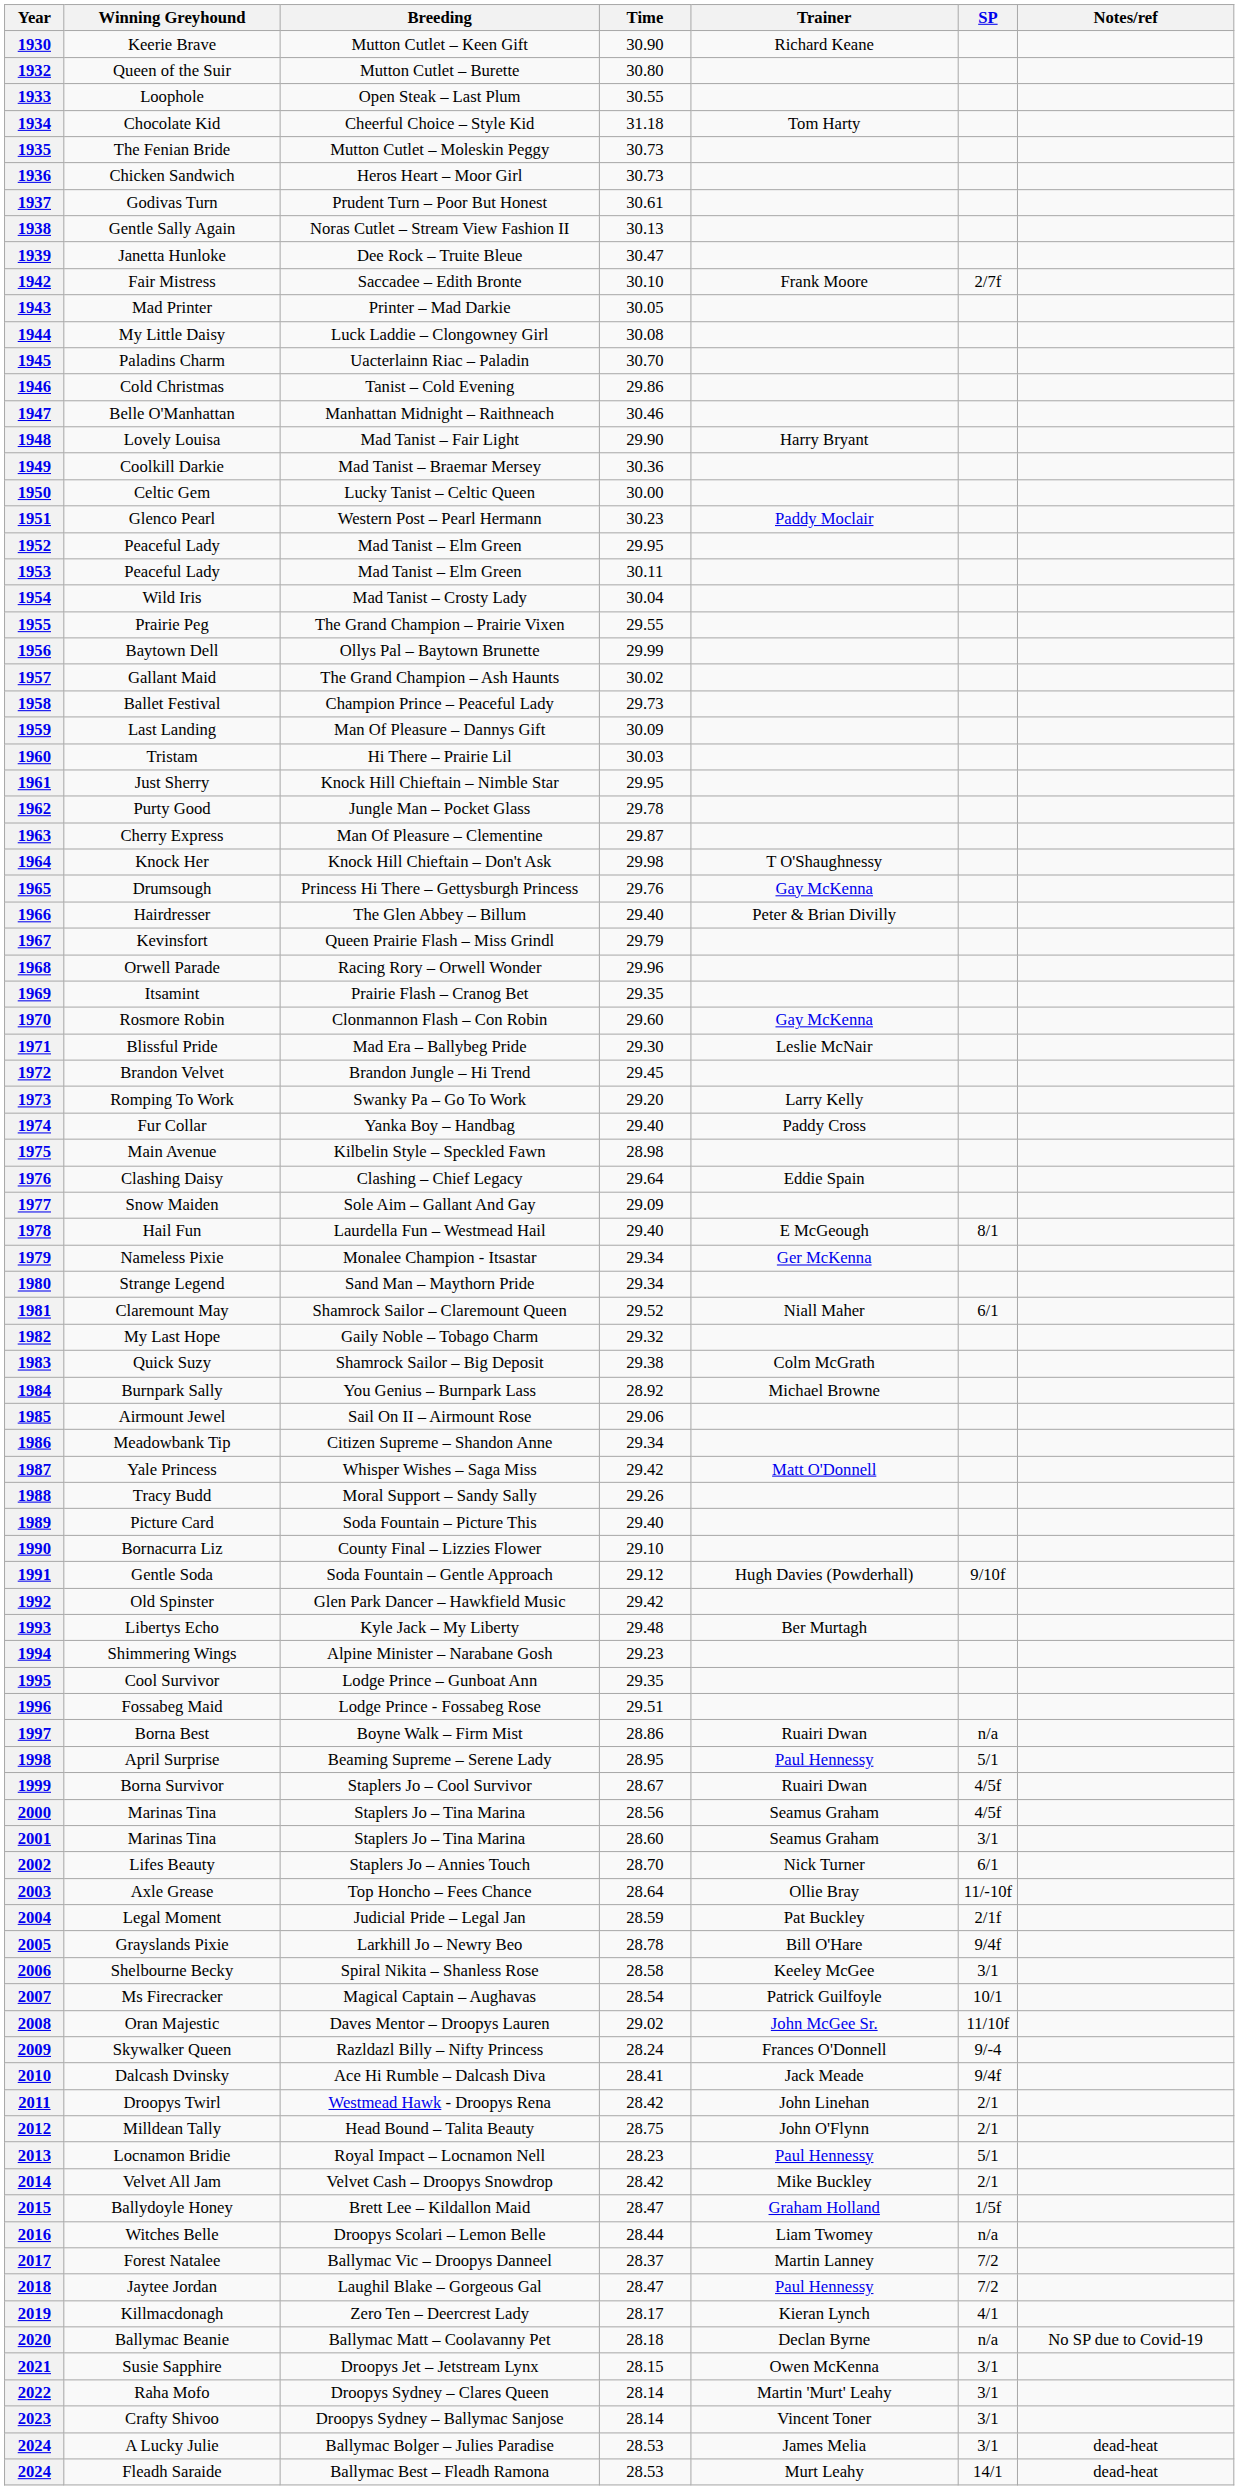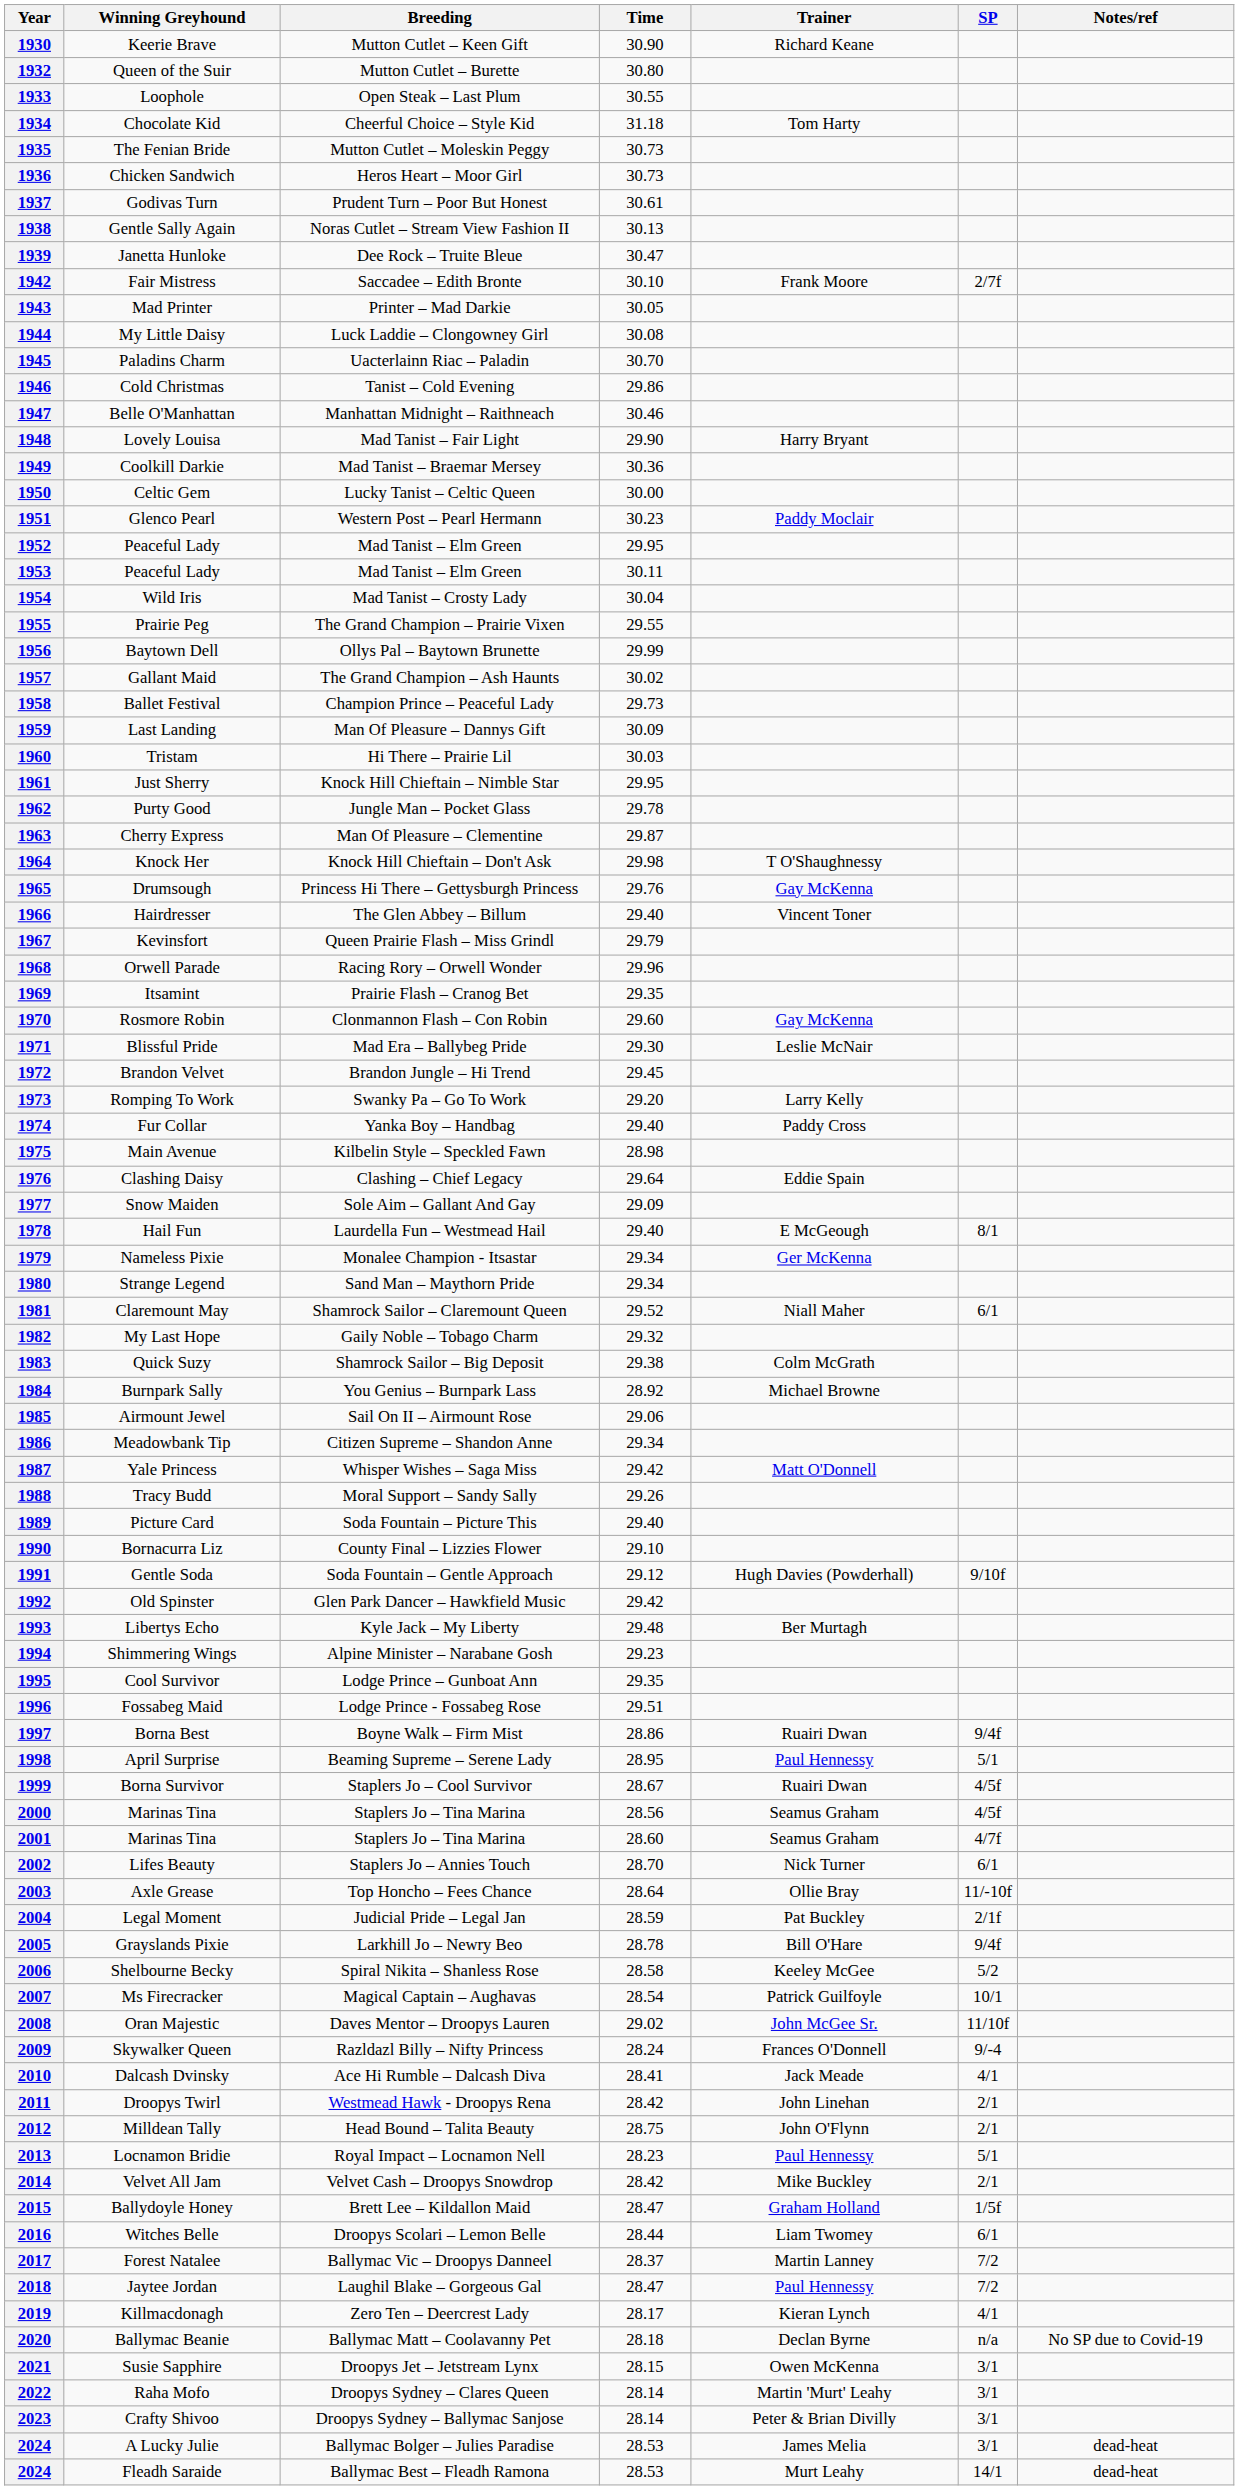(824, 914) Peter & Brian Divilly -> (824, 914) Vincent Toner
(988, 1733) n/a -> (988, 1733) 9/4f
(988, 1838) 3/1 -> (988, 1838) 4/7f
(988, 1970) 3/1 -> (988, 1970) 5/2
(988, 2076) 9/4f -> (988, 2076) 4/1
(988, 2234) n/a -> (988, 2234) 6/1
(824, 2419) Vincent Toner -> (824, 2419) Peter & Brian Divilly
